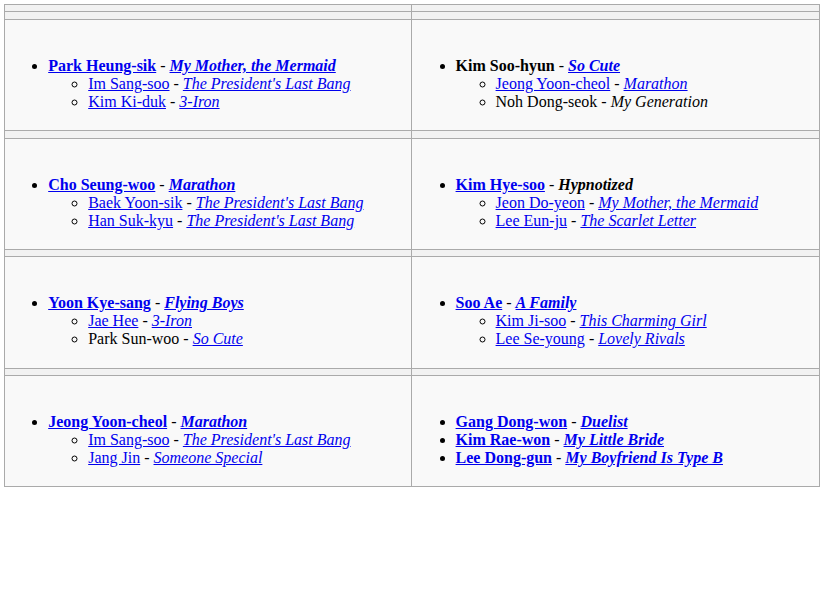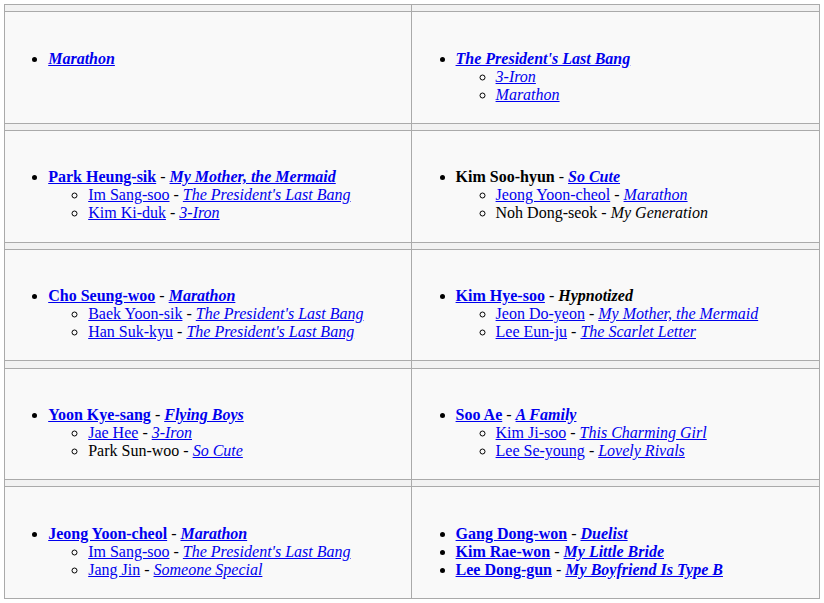+ row: (208, 59)
